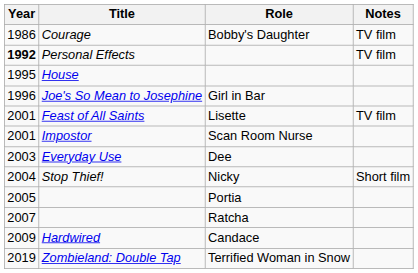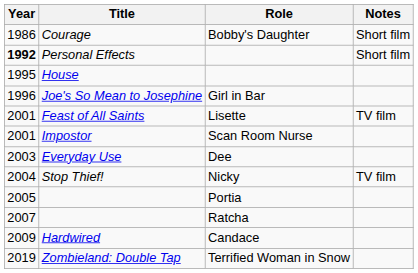(376, 34) TV film -> (383, 34) Short film
(376, 55) TV film -> (383, 55) Short film
(383, 177) Short film -> (376, 177) TV film
